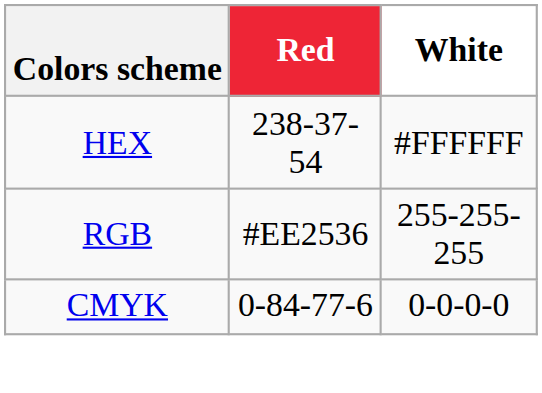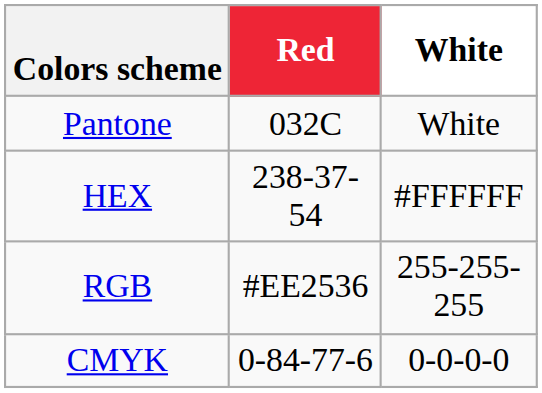+ row: (117, 122)
